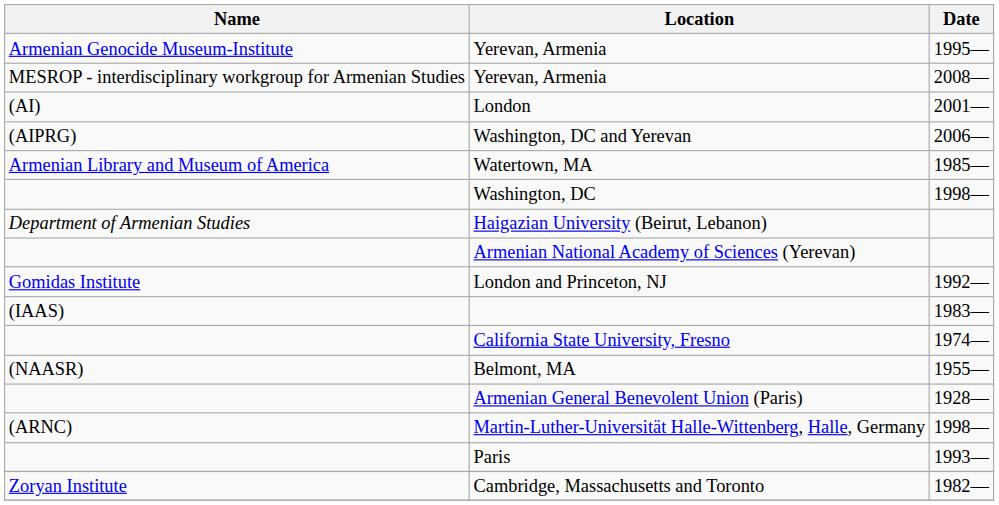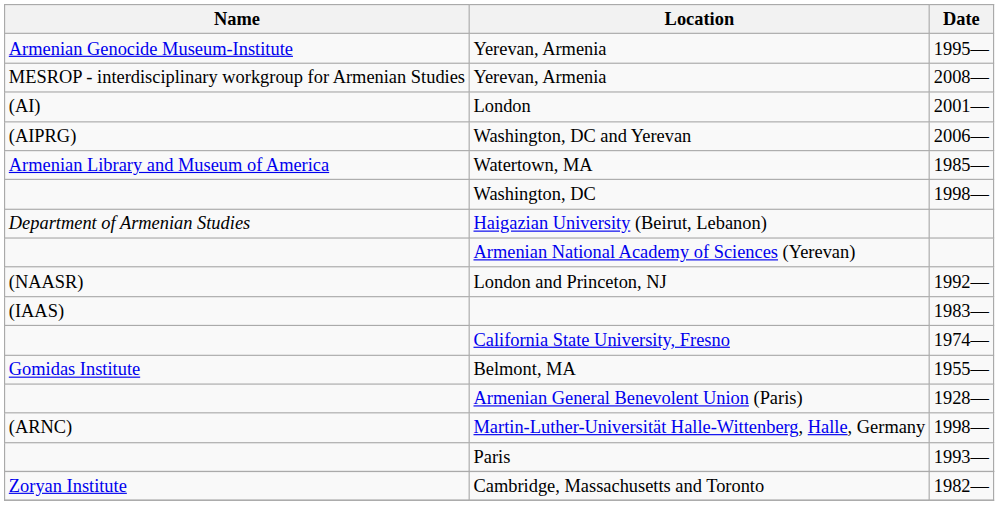(74, 281) Gomidas Institute -> (46, 281) (NAASR)
(46, 369) (NAASR) -> (74, 369) Gomidas Institute
